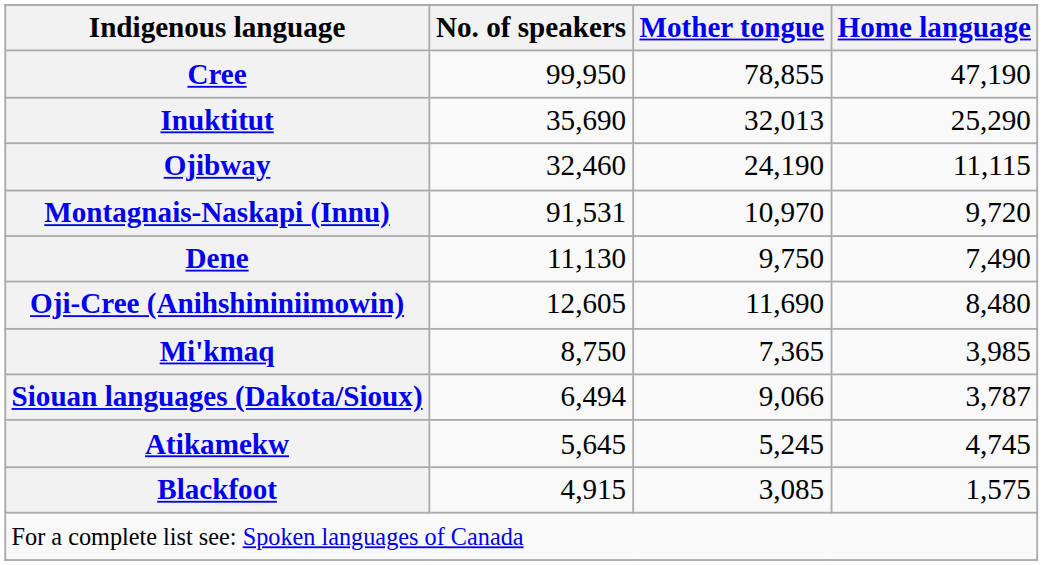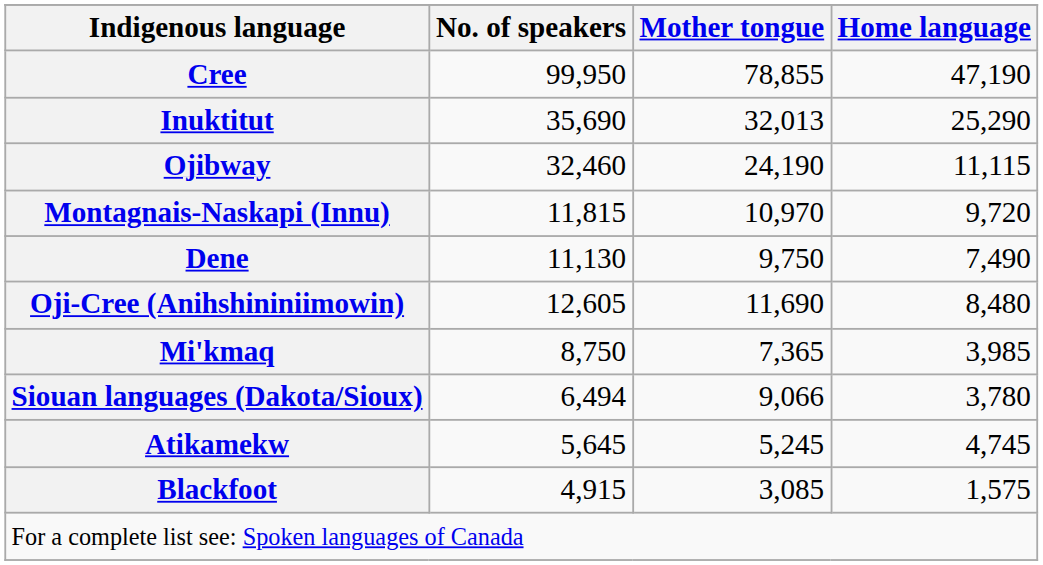(586, 212) 91,531 -> (587, 212) 11,815
(998, 397) 3,787 -> (998, 397) 3,780
